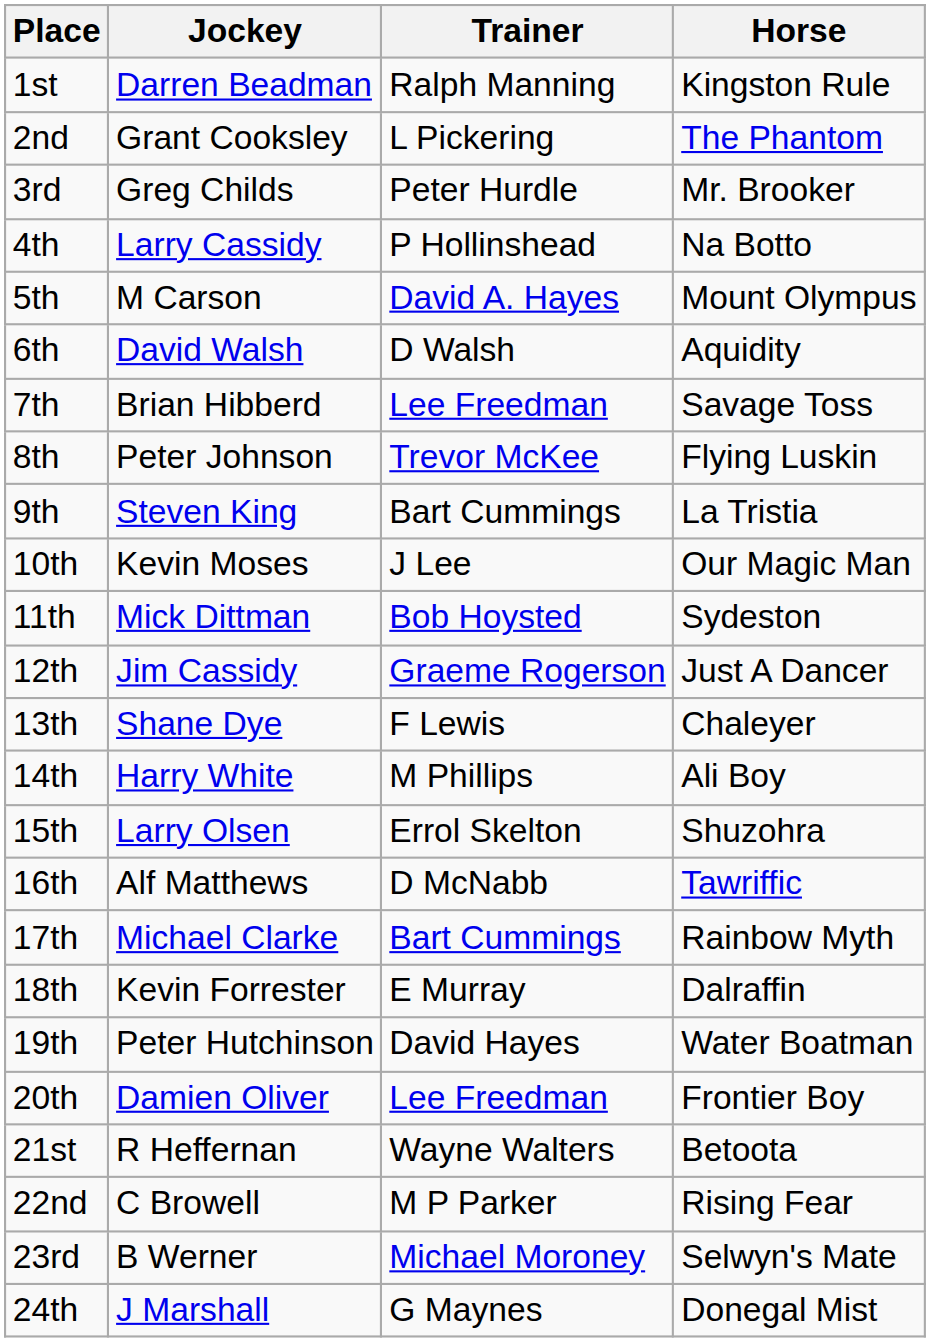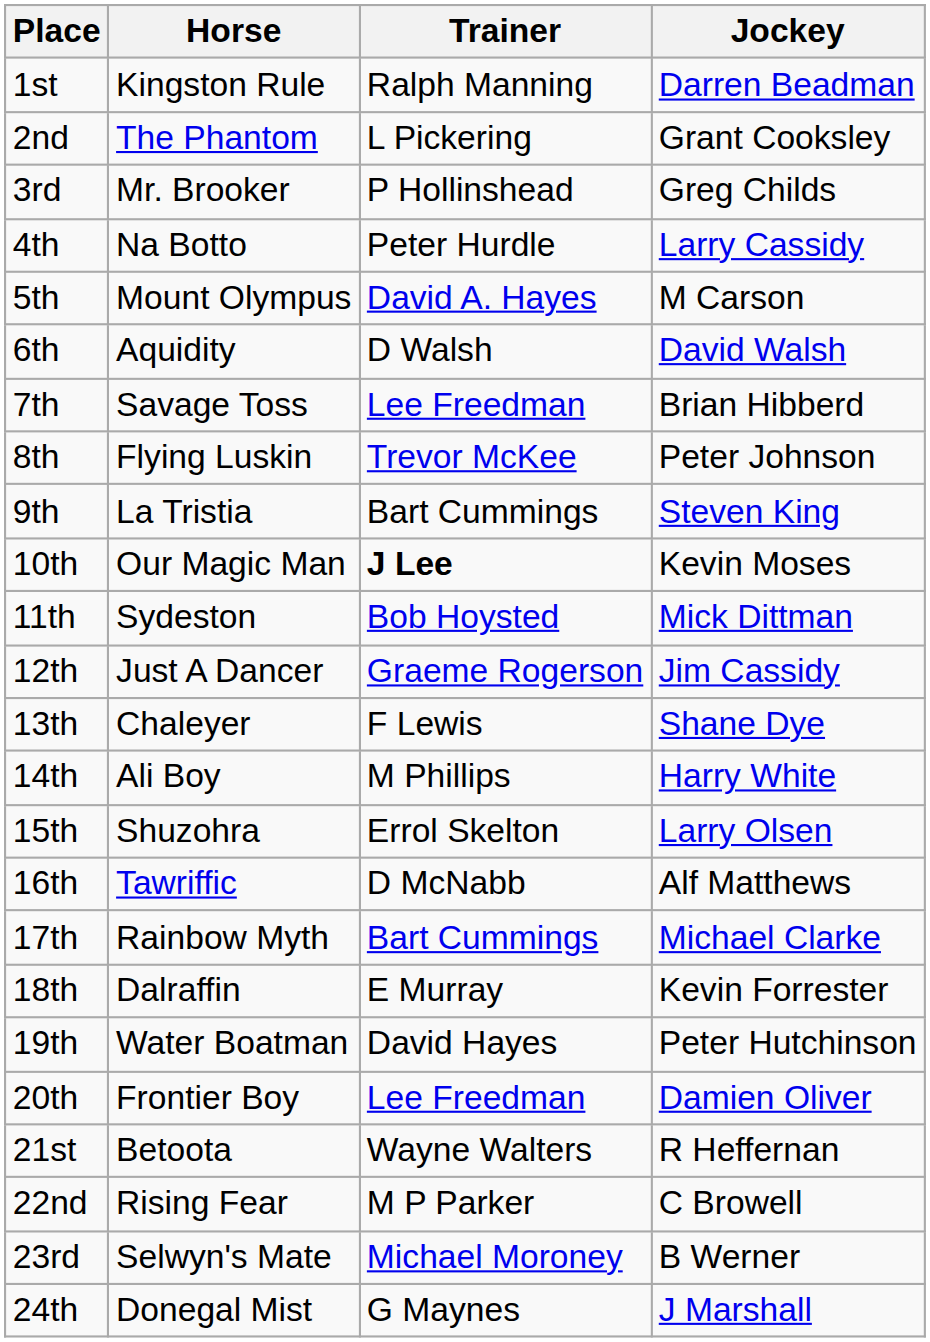columns swapped: (799, 31) <-> (245, 31)
(484, 191) Peter Hurdle -> (470, 191) P Hollinshead
(493, 244) P Hollinshead -> (461, 244) Peter Hurdle
(430, 564) normal -> (410, 564) bold
